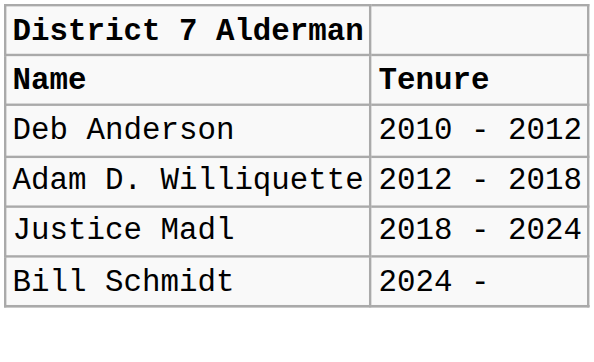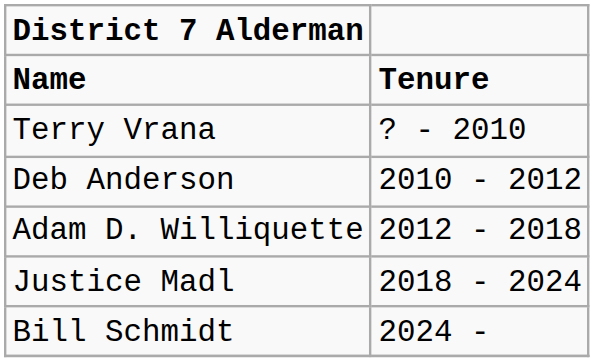+ row: (114, 131)
